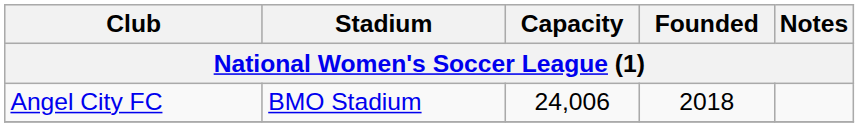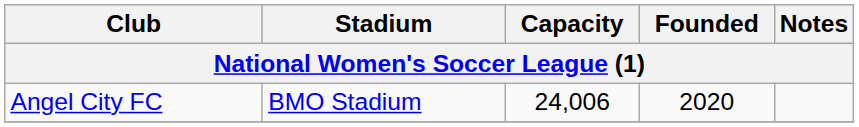(707, 102) 2018 -> (707, 102) 2020
